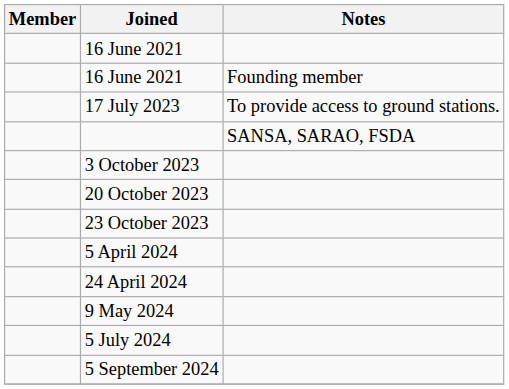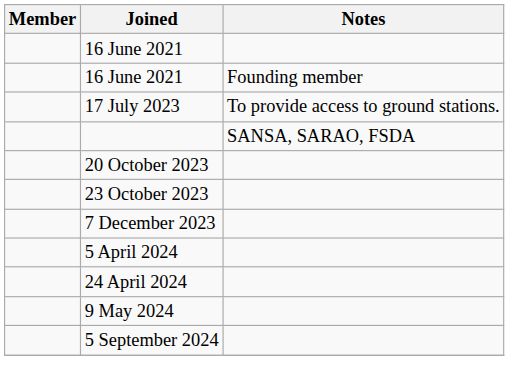- row: (142, 164)
+ row: (150, 223)
- row: (128, 340)
